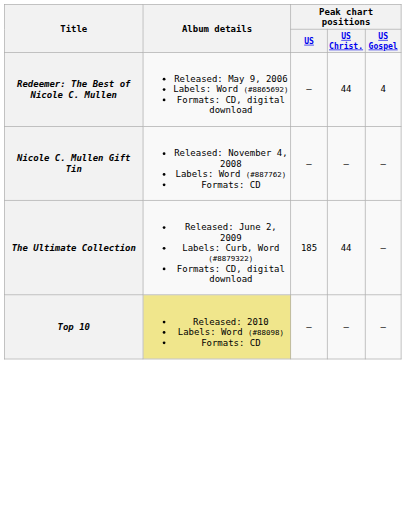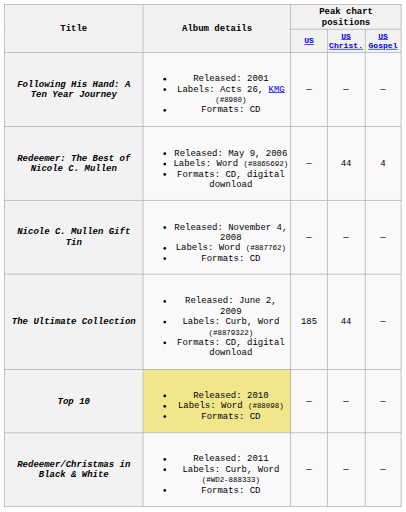+ row: (74, 90)
+ row: (74, 470)
